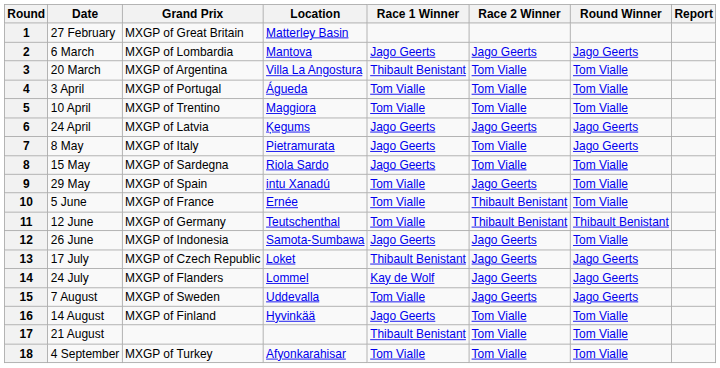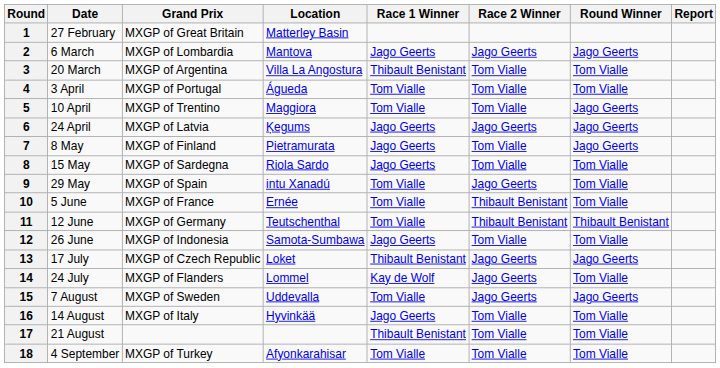(601, 108) Tom Vialle -> (606, 108) Jago Geerts
(162, 146) MXGP of Italy -> (170, 146) MXGP of Finland
(504, 240) Jago Geerts -> (499, 240) Tom Vialle
(606, 278) Jago Geerts -> (601, 278) Tom Vialle
(170, 315) MXGP of Finland -> (162, 315) MXGP of Italy
